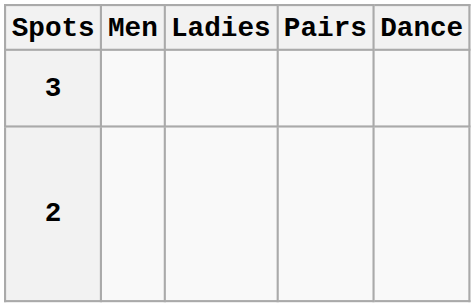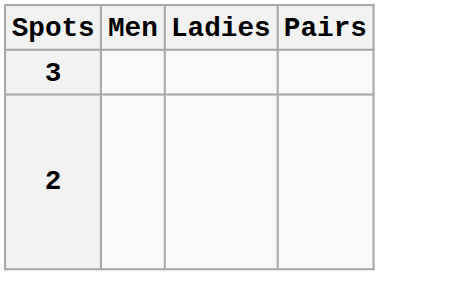- column: (422, 28)
